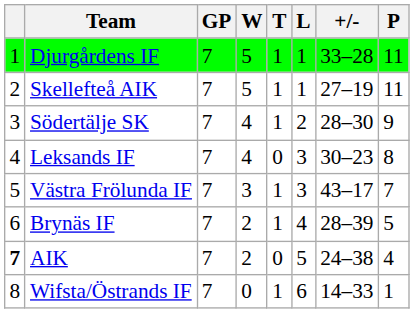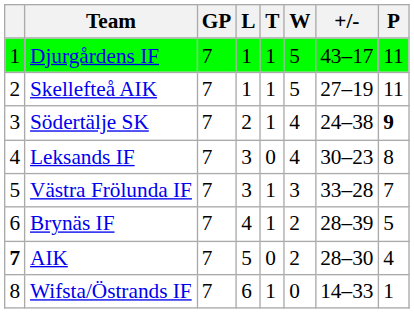columns swapped: (252, 21) <-> (303, 21)
(347, 55) 33–28 -> (347, 55) 43–17
(347, 122) 28–30 -> (347, 122) 24–38
(389, 122) normal -> (389, 122) bold
(347, 190) 43–17 -> (347, 190) 33–28
(347, 257) 24–38 -> (347, 257) 28–30
